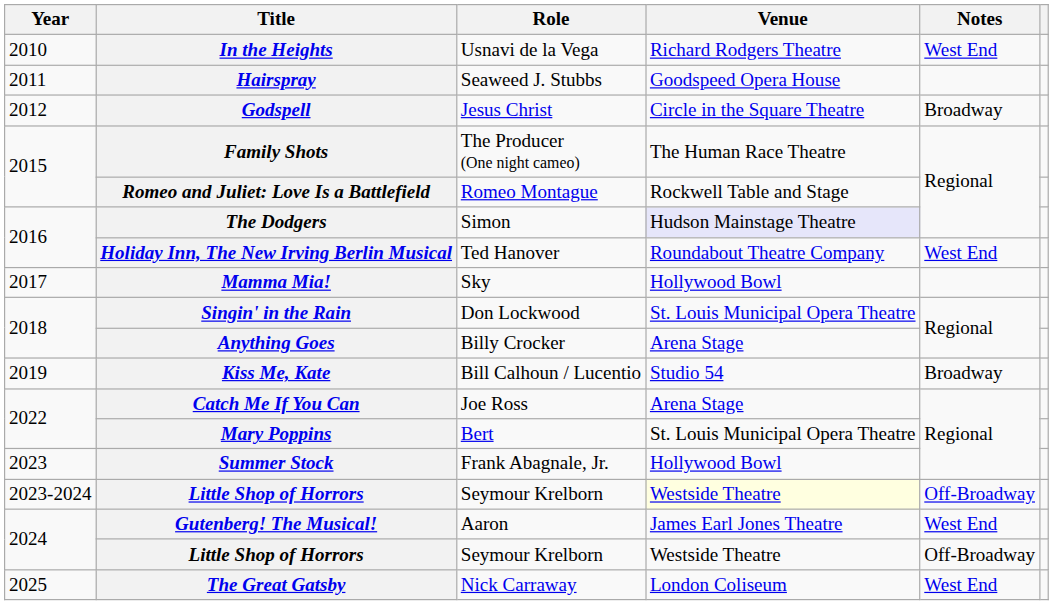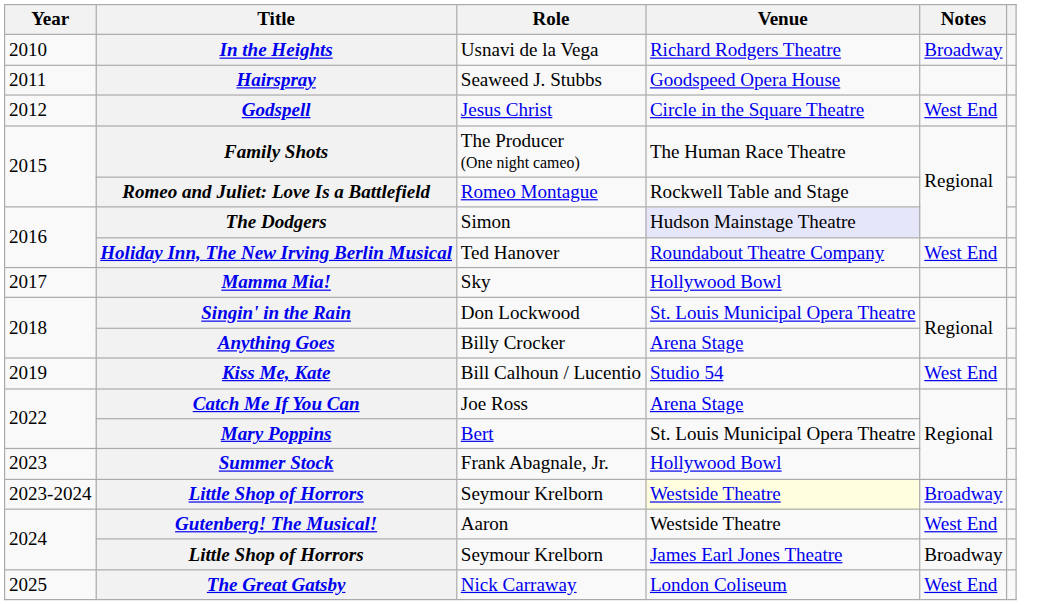(961, 49) West End -> (963, 49) Broadway
(963, 110) Broadway -> (961, 110) West End
(963, 373) Broadway -> (961, 373) West End
(980, 493) Off-Broadway -> (963, 493) Broadway
(746, 524) James Earl Jones Theatre -> (715, 524) Westside Theatre
(715, 554) Westside Theatre -> (746, 554) James Earl Jones Theatre
(980, 554) Off-Broadway -> (963, 554) Broadway
